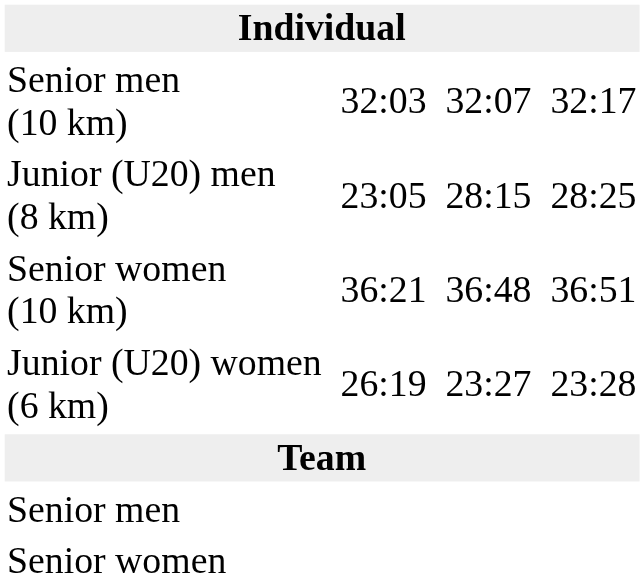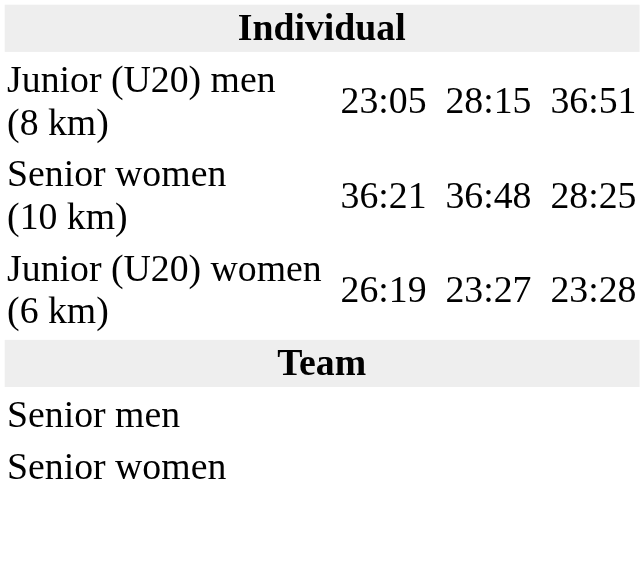- row: (94, 100)
(593, 195) 28:25 -> (593, 100) 36:51
(593, 289) 36:51 -> (593, 195) 28:25
